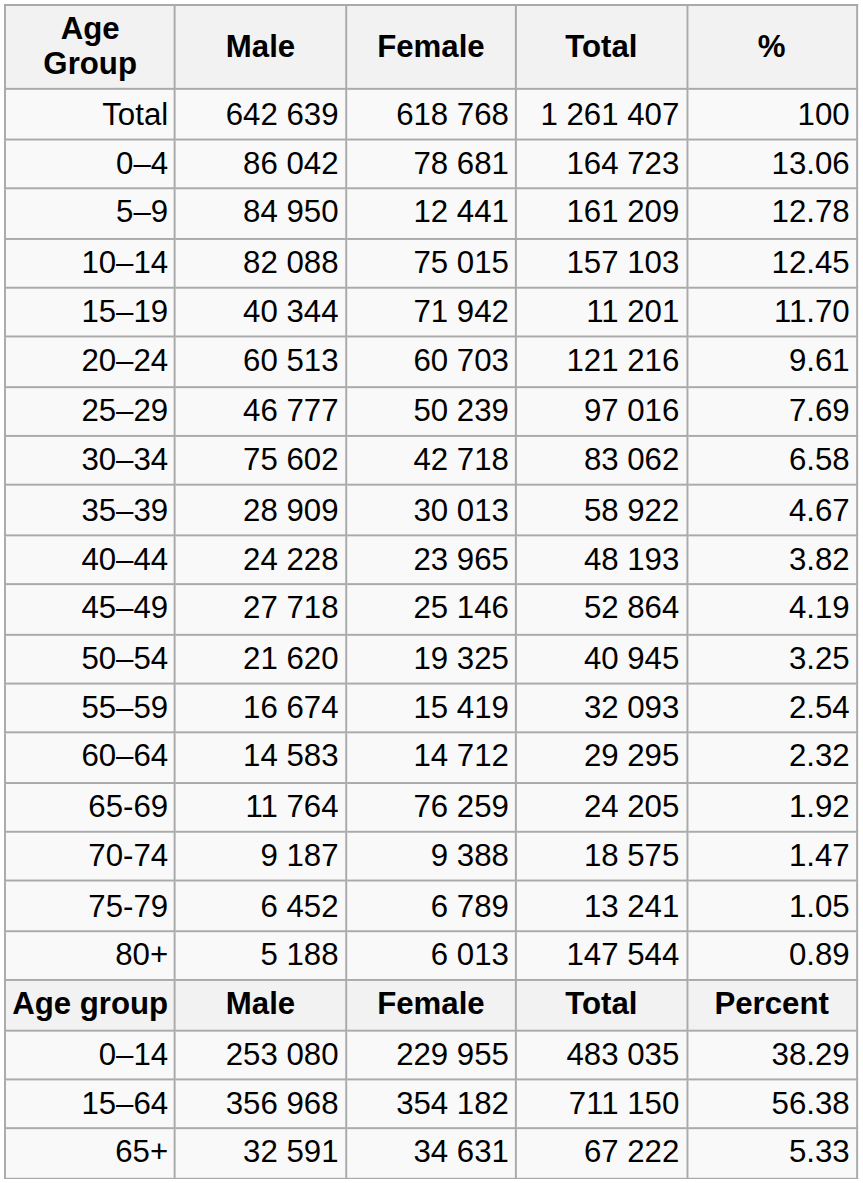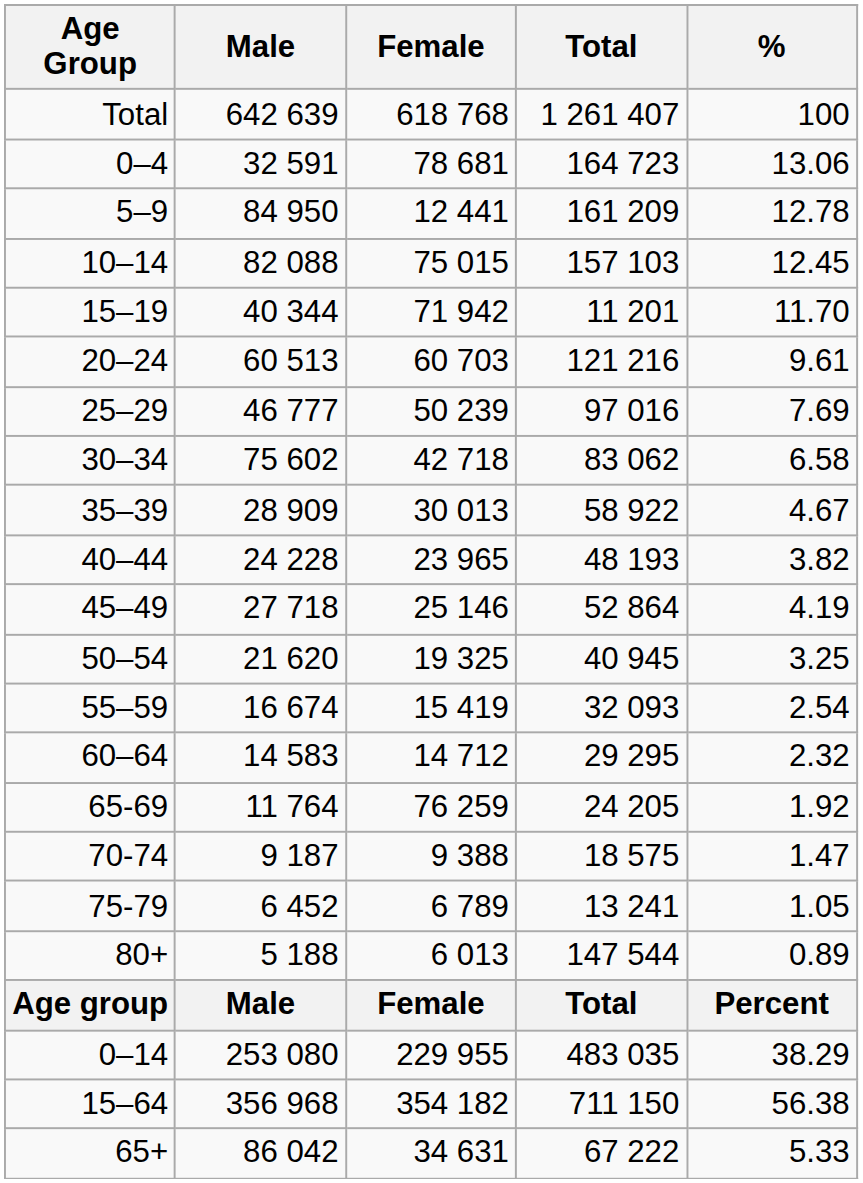(291, 163) 86 042 -> (291, 163) 32 591
(291, 1152) 32 591 -> (291, 1152) 86 042
